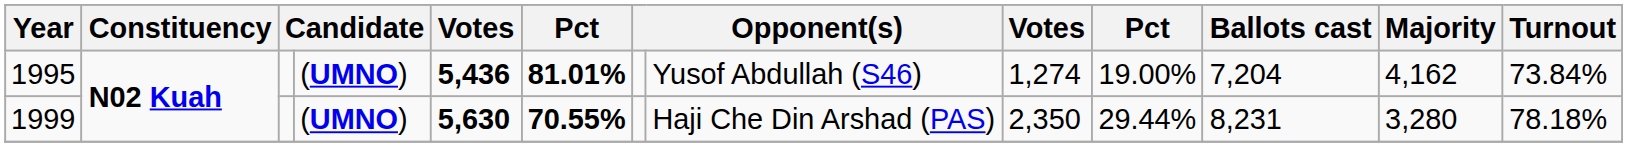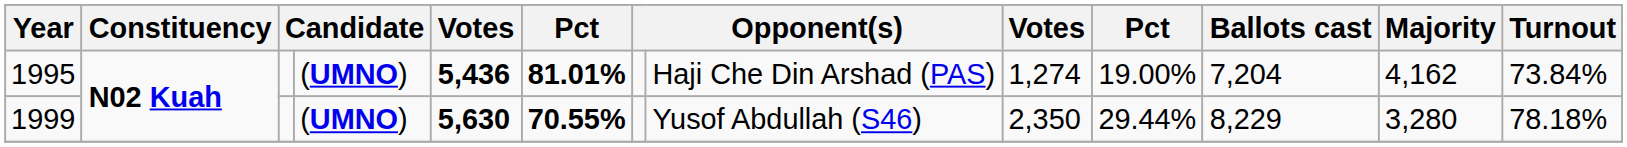(787, 74) Yusof Abdullah (S46) -> (824, 74) Haji Che Din Arshad (PAS)
(824, 119) Haji Che Din Arshad (PAS) -> (787, 119) Yusof Abdullah (S46)
(1246, 119) 8,231 -> (1246, 119) 8,229
